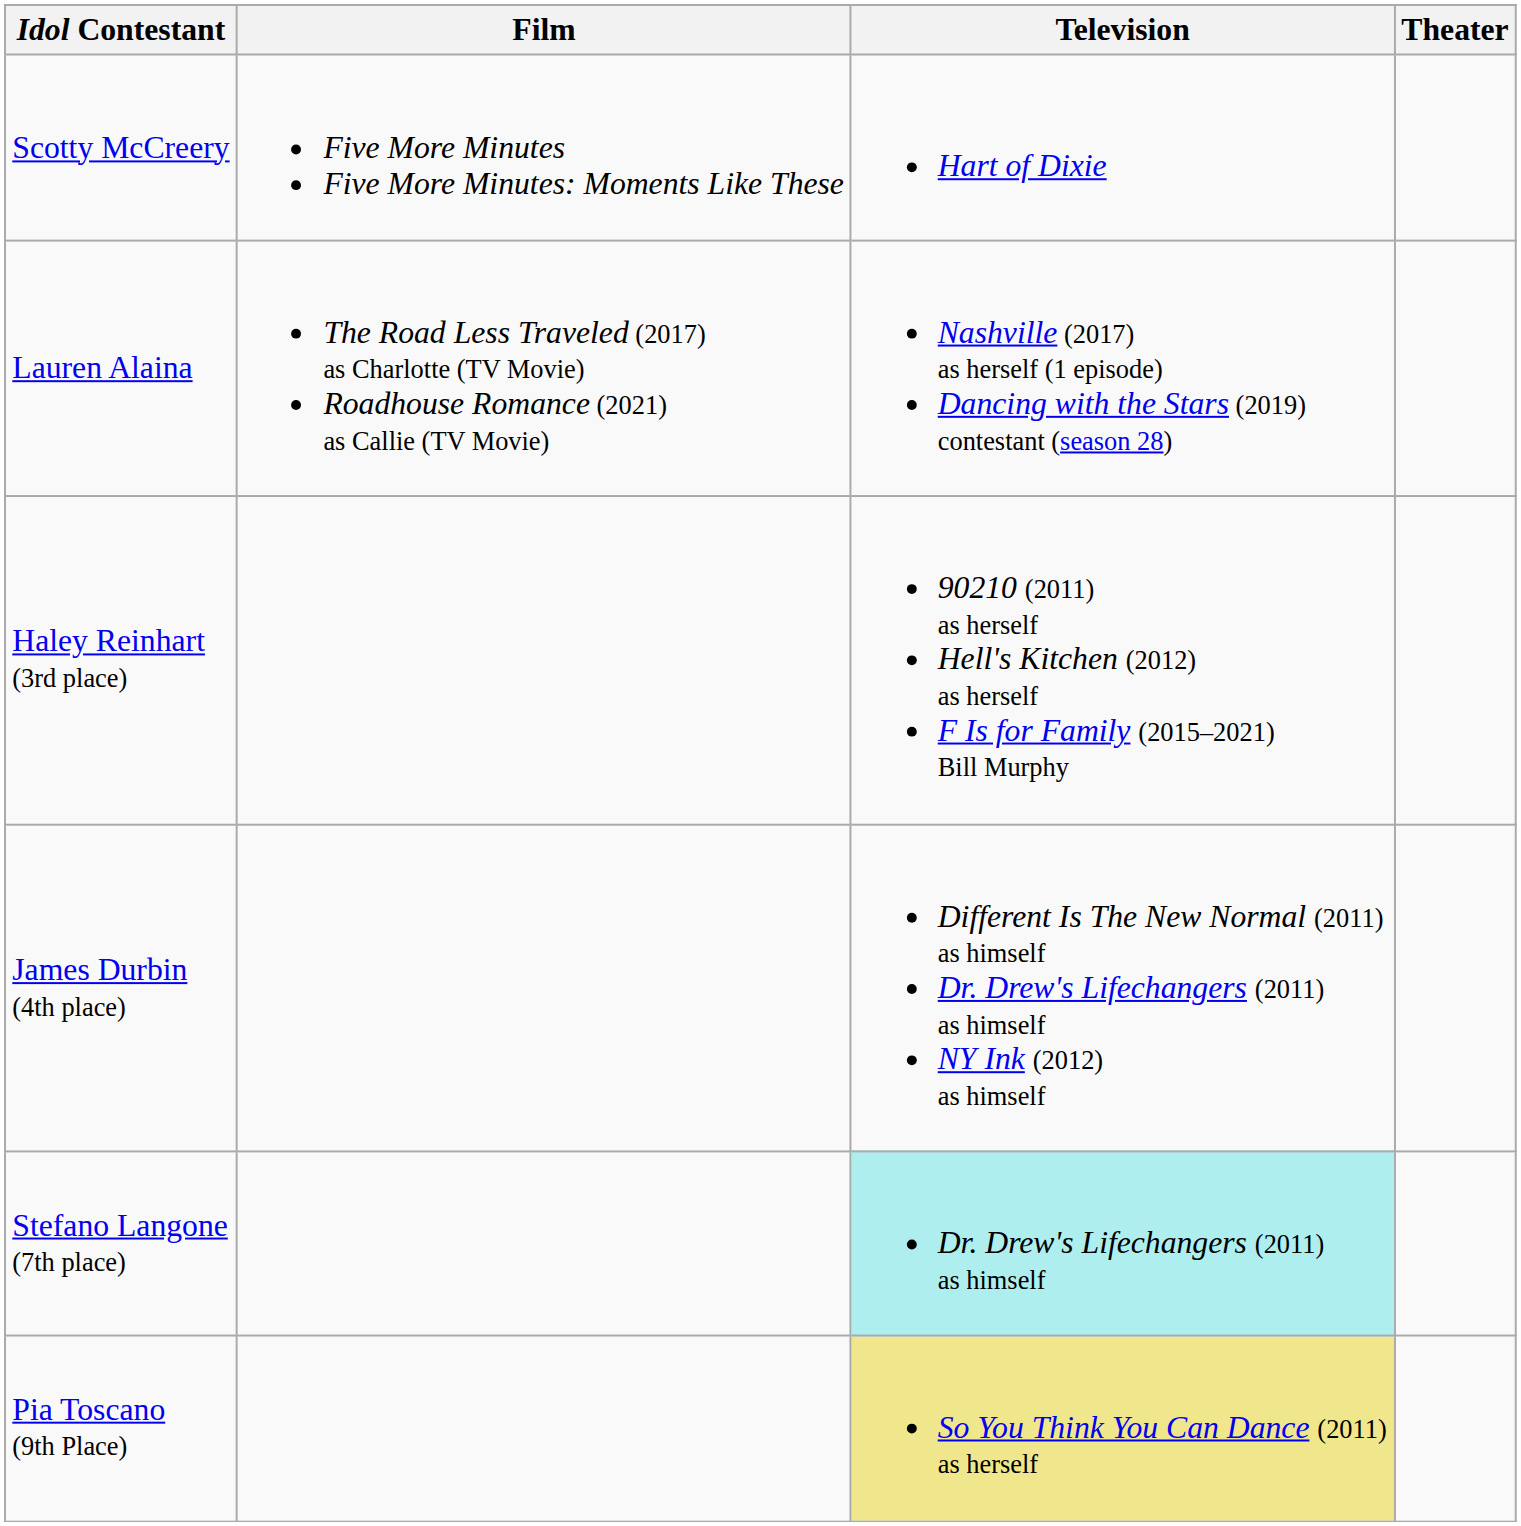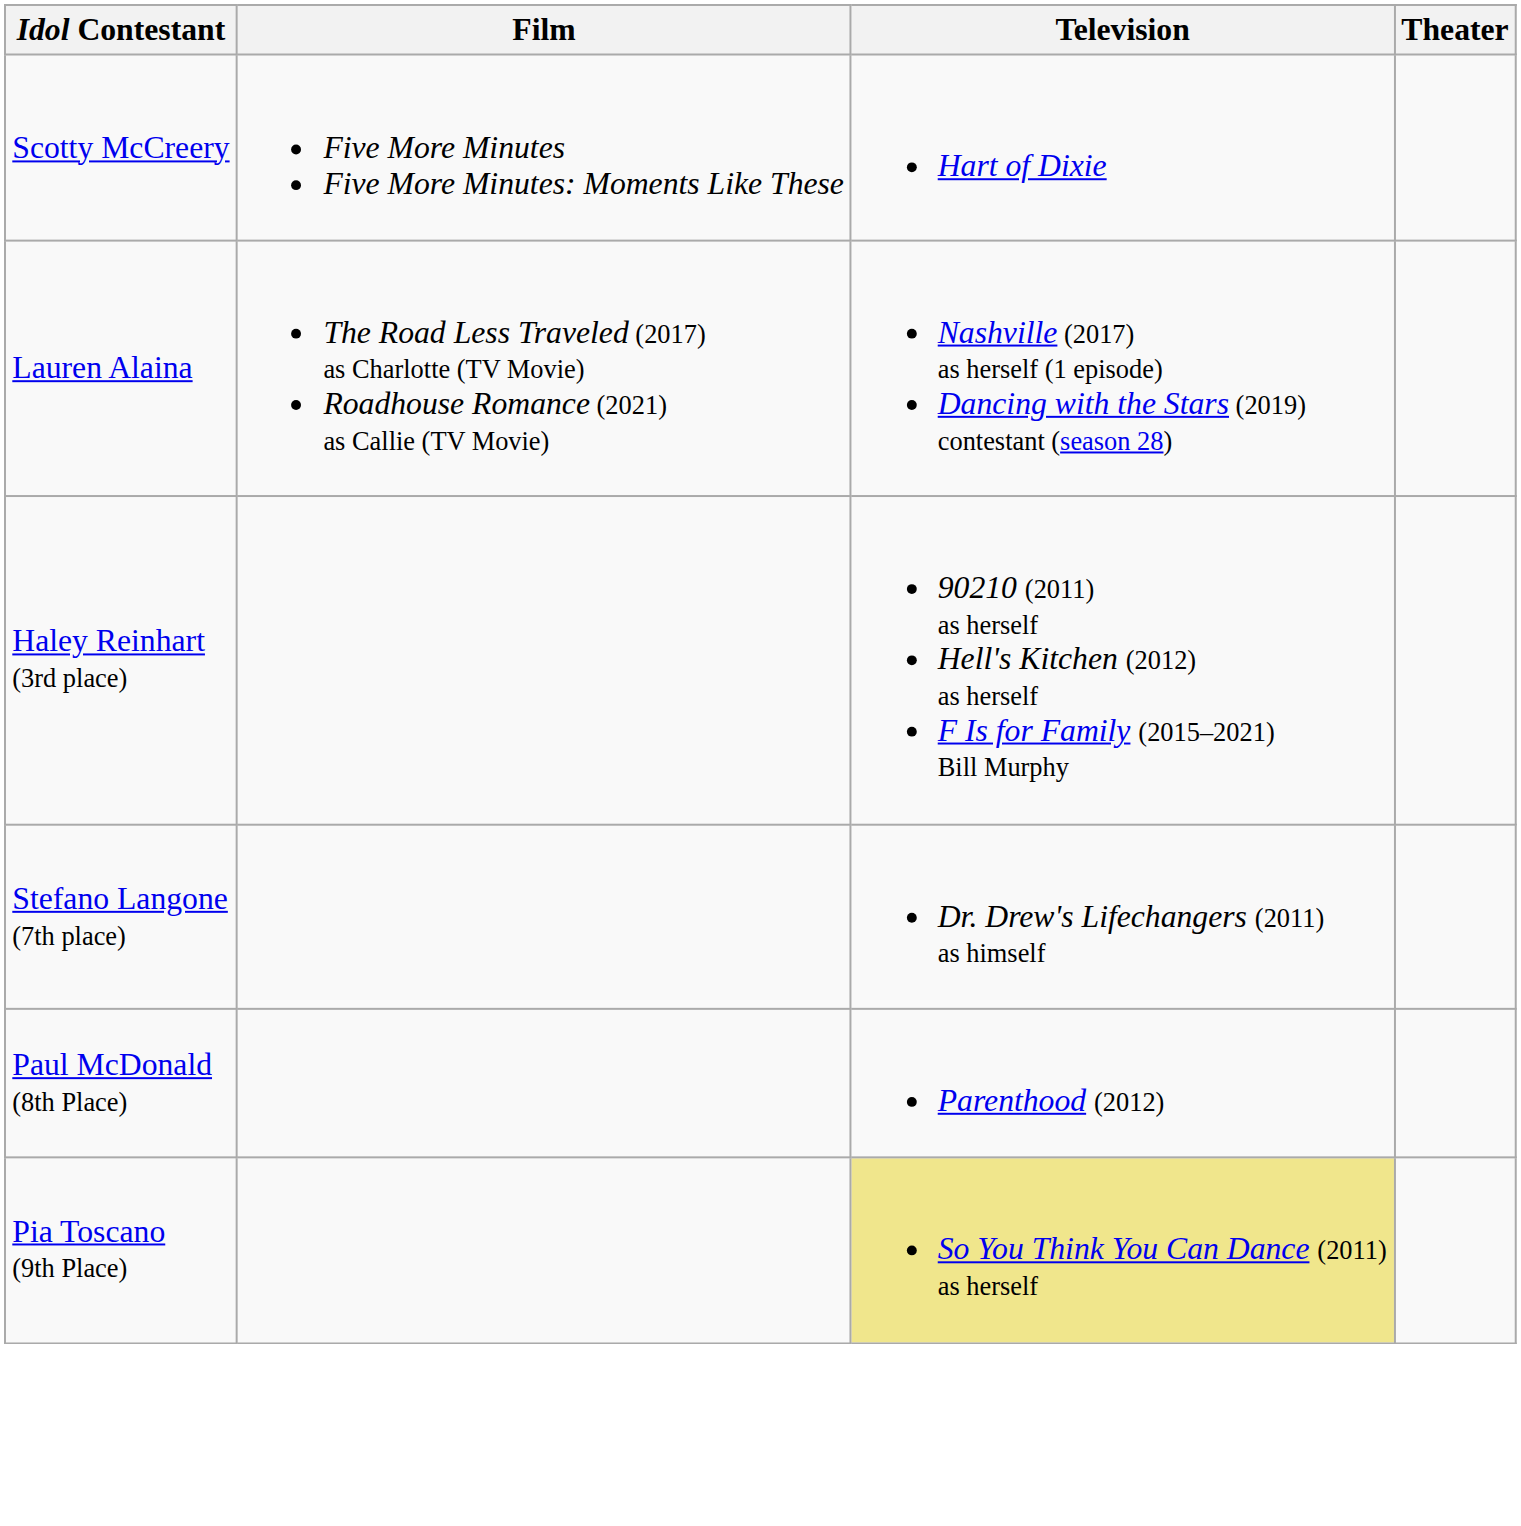- row: (100, 986)
(1123, 1261) paleturquoise background -> (1123, 934) no background
+ row: (112, 1082)
